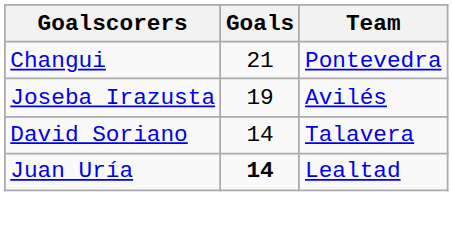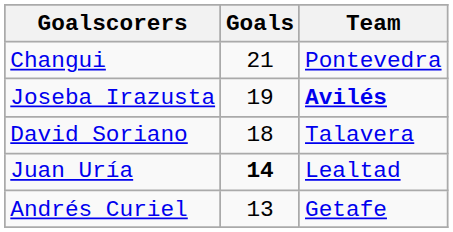(346, 98) normal -> (346, 98) bold
(260, 135) 14 -> (260, 135) 18
+ row: (99, 209)
